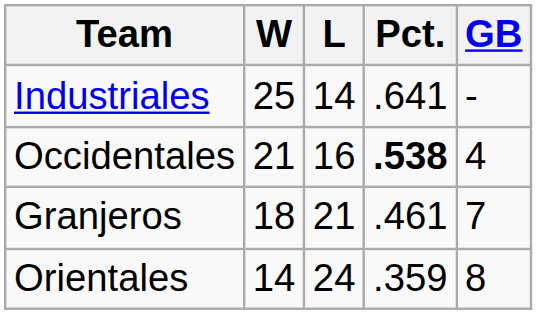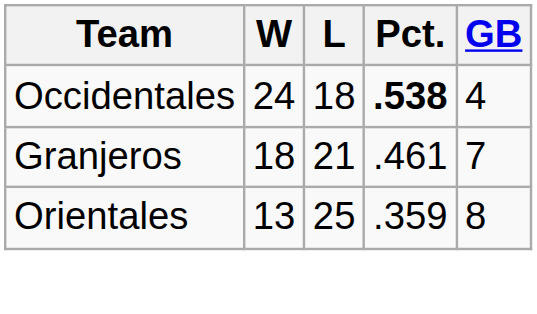- row: (112, 95)
(274, 156) 21 -> (274, 95) 24
(334, 156) 16 -> (334, 95) 18
(274, 277) 14 -> (274, 216) 13
(334, 277) 24 -> (334, 216) 25
